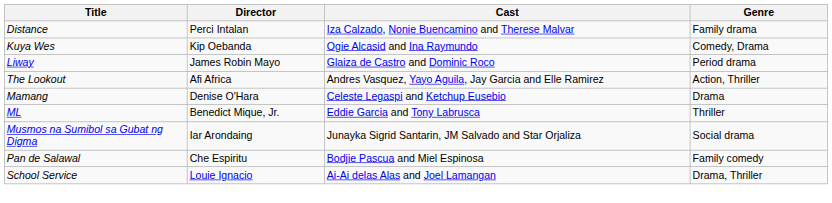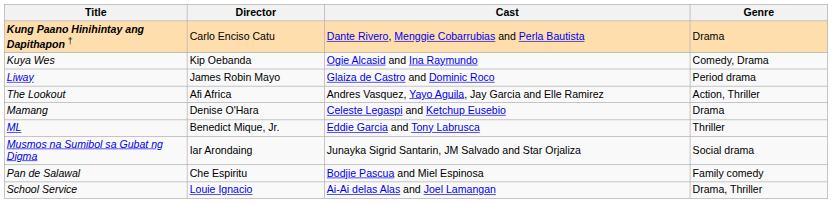- row: (27, 29)
+ row: (75, 36)
